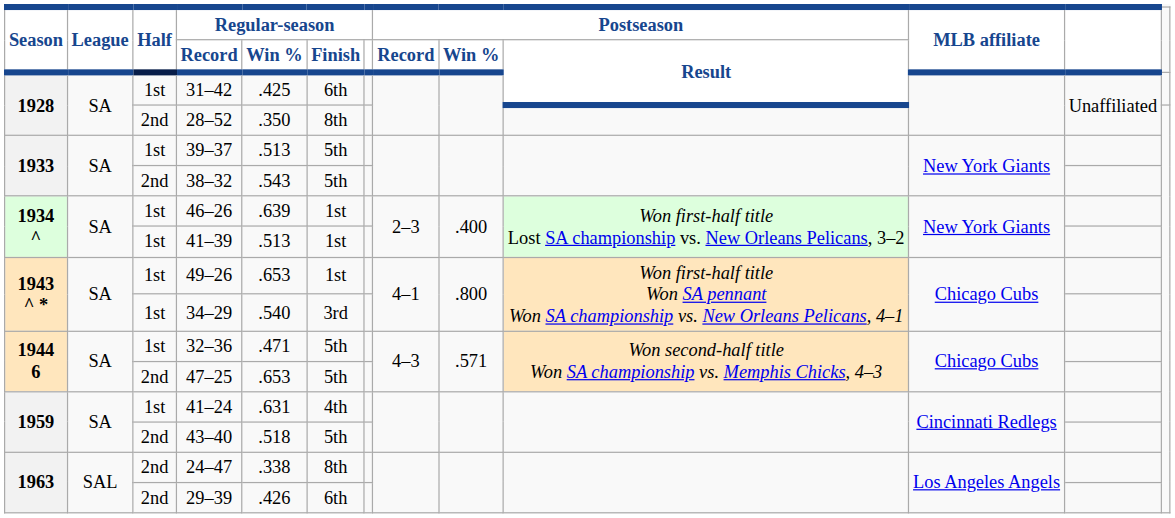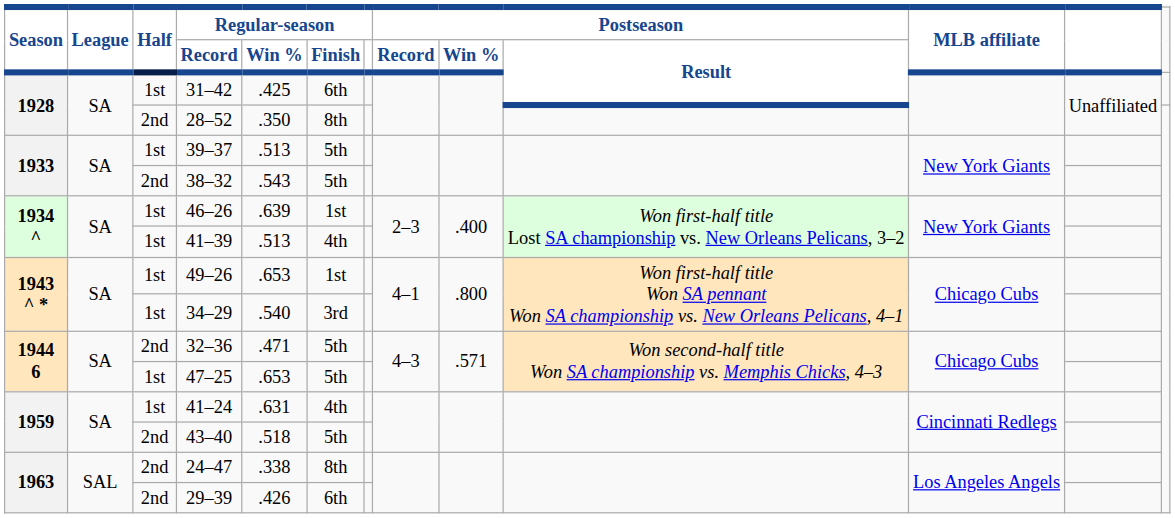(336, 241) 1st -> (336, 241) 4th
(155, 346) 1st -> (155, 346) 2nd
(155, 376) 2nd -> (155, 376) 1st
